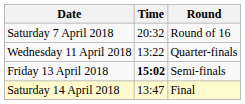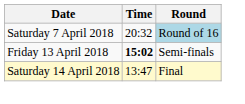(200, 33) no background -> (189, 33) lightblue background
- row: (69, 52)
